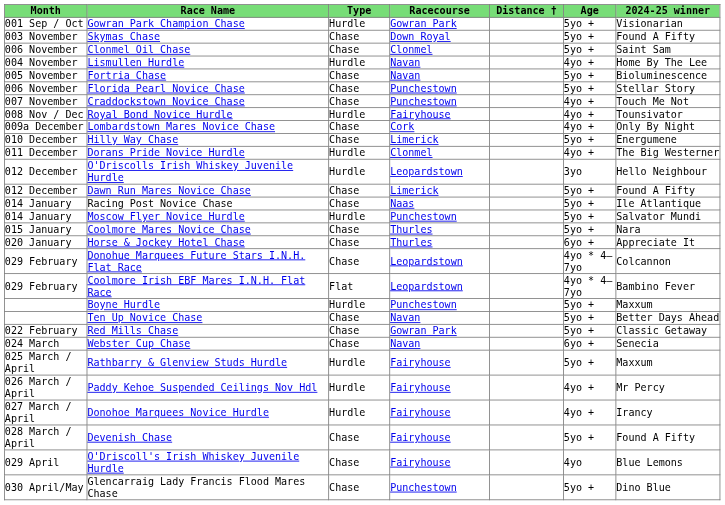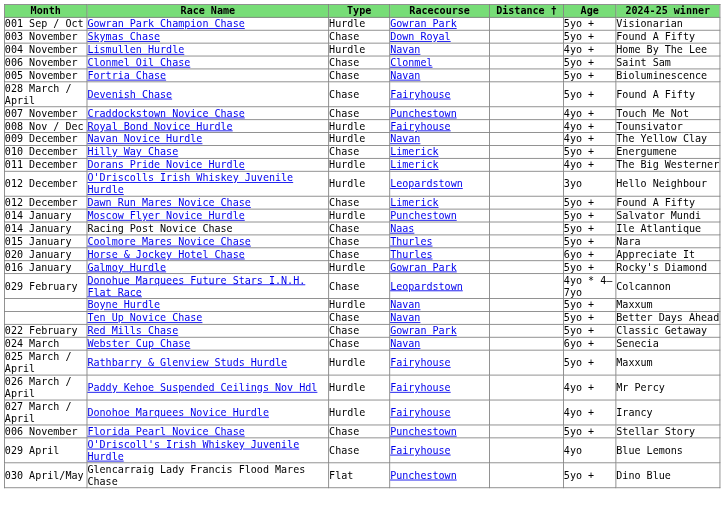rows swapped: (139, 50) <-> (136, 62)
rows swapped: (166, 88) <-> (130, 437)
+ row: (145, 139)
- row: (181, 127)
(411, 153) Clonmel -> (414, 165) Limerick
rows swapped: (160, 204) <-> (166, 216)
+ row: (127, 267)
- row: (196, 286)
(423, 305) Punchestown -> (405, 305) Navan
(344, 487) Chase -> (341, 475) Flat
